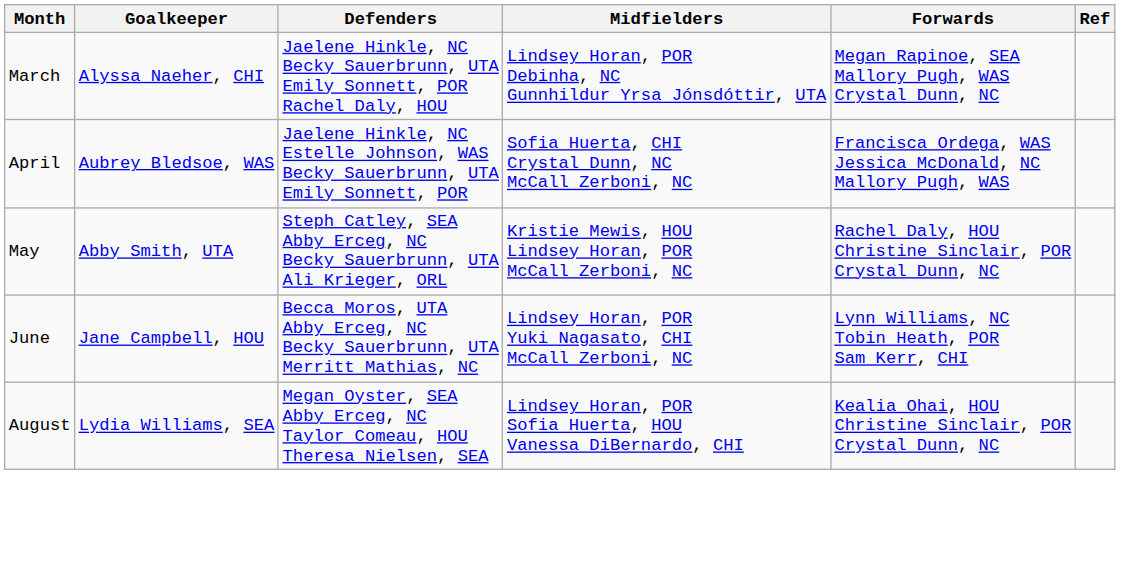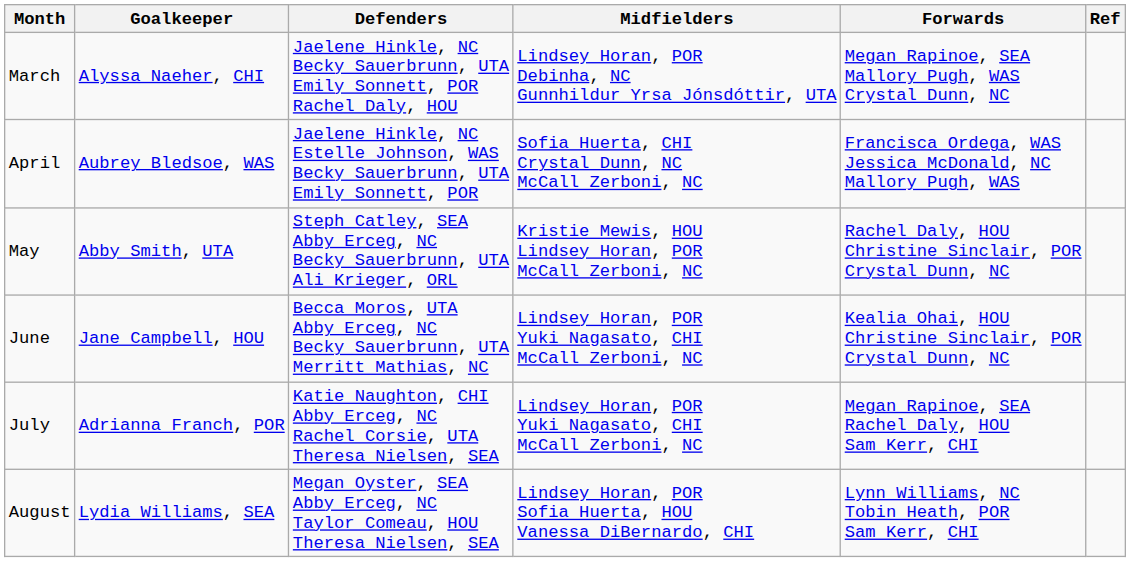(922, 338) Lynn Williams, NC Tobin Heath, POR Sam Kerr, CHI -> (963, 338) Kealia Ohai, HOU Christine Sinclair, POR Crystal Dunn, NC
+ row: (29, 426)
(953, 426) Kealia Ohai, HOU Christine Sinclair, POR Crystal Dunn, NC -> (932, 513) Lynn Williams, NC Tobin Heath, POR Sam Kerr, CHI
